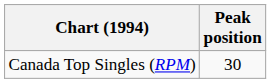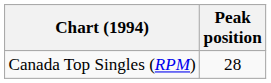(233, 64) 30 -> (233, 64) 28
